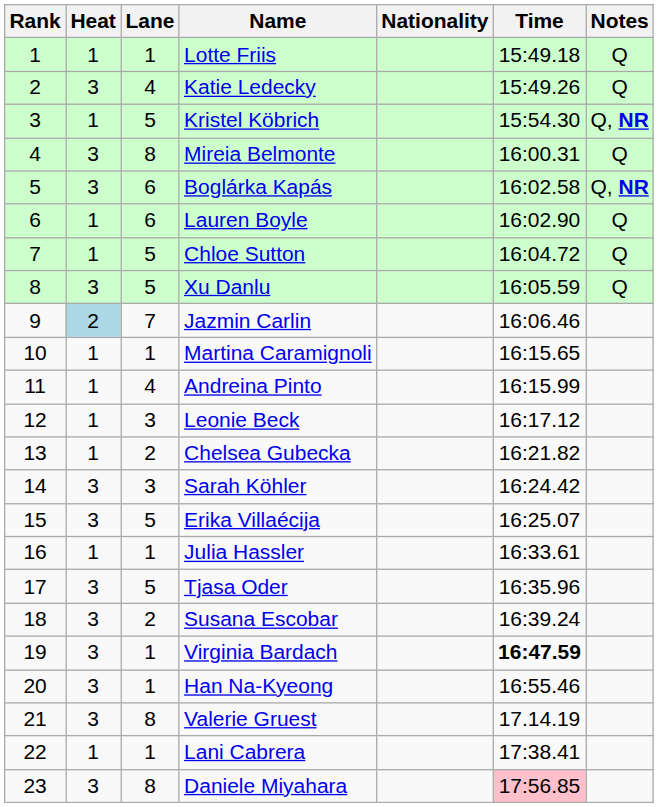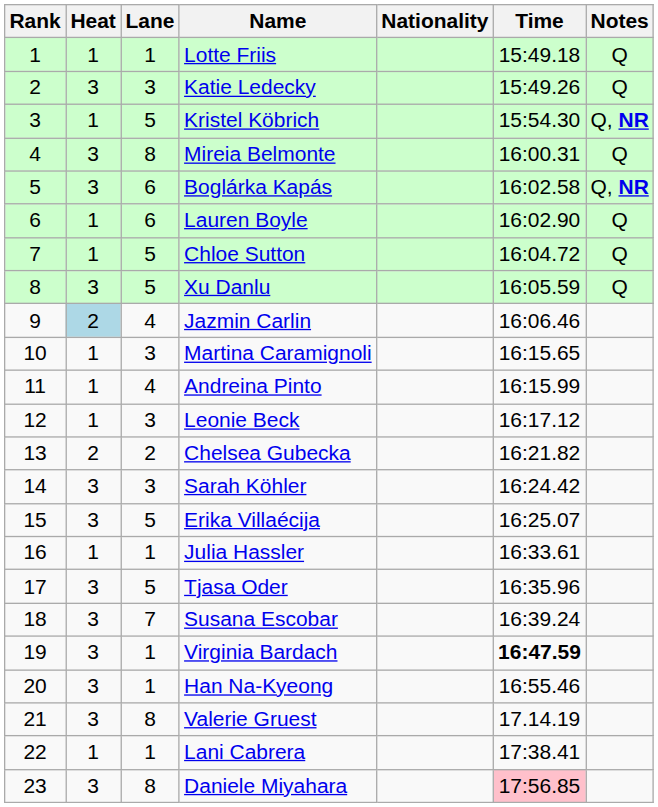(150, 87) 4 -> (150, 87) 3
(150, 320) 7 -> (150, 320) 4
(150, 353) 1 -> (150, 353) 3
(93, 453) 1 -> (93, 453) 2
(150, 619) 2 -> (150, 619) 7
